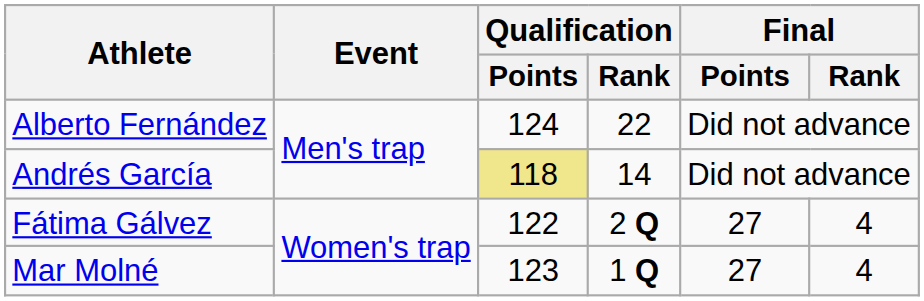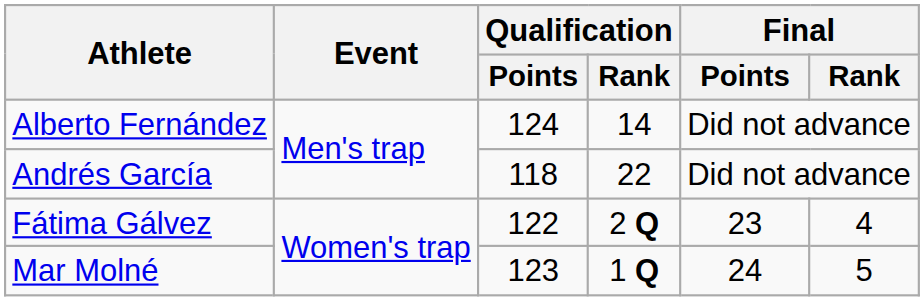(634, 125) 22 -> (634, 125) 14
(533, 174) khaki background -> (533, 174) no background
(634, 174) 14 -> (634, 174) 22
(745, 223) 27 -> (745, 223) 23
(745, 272) 27 -> (745, 272) 24
(864, 272) 4 -> (864, 272) 5
